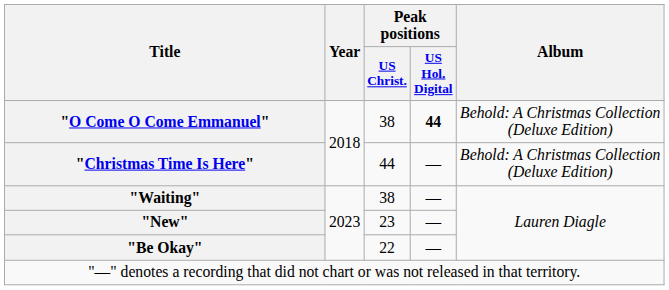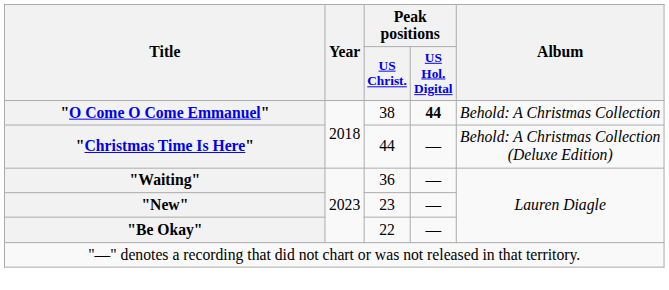(560, 121) Behold: A Christmas Collection (Deluxe Edition) -> (560, 112) Behold: A Christmas Collection
(387, 197) 38 -> (387, 180) 36
